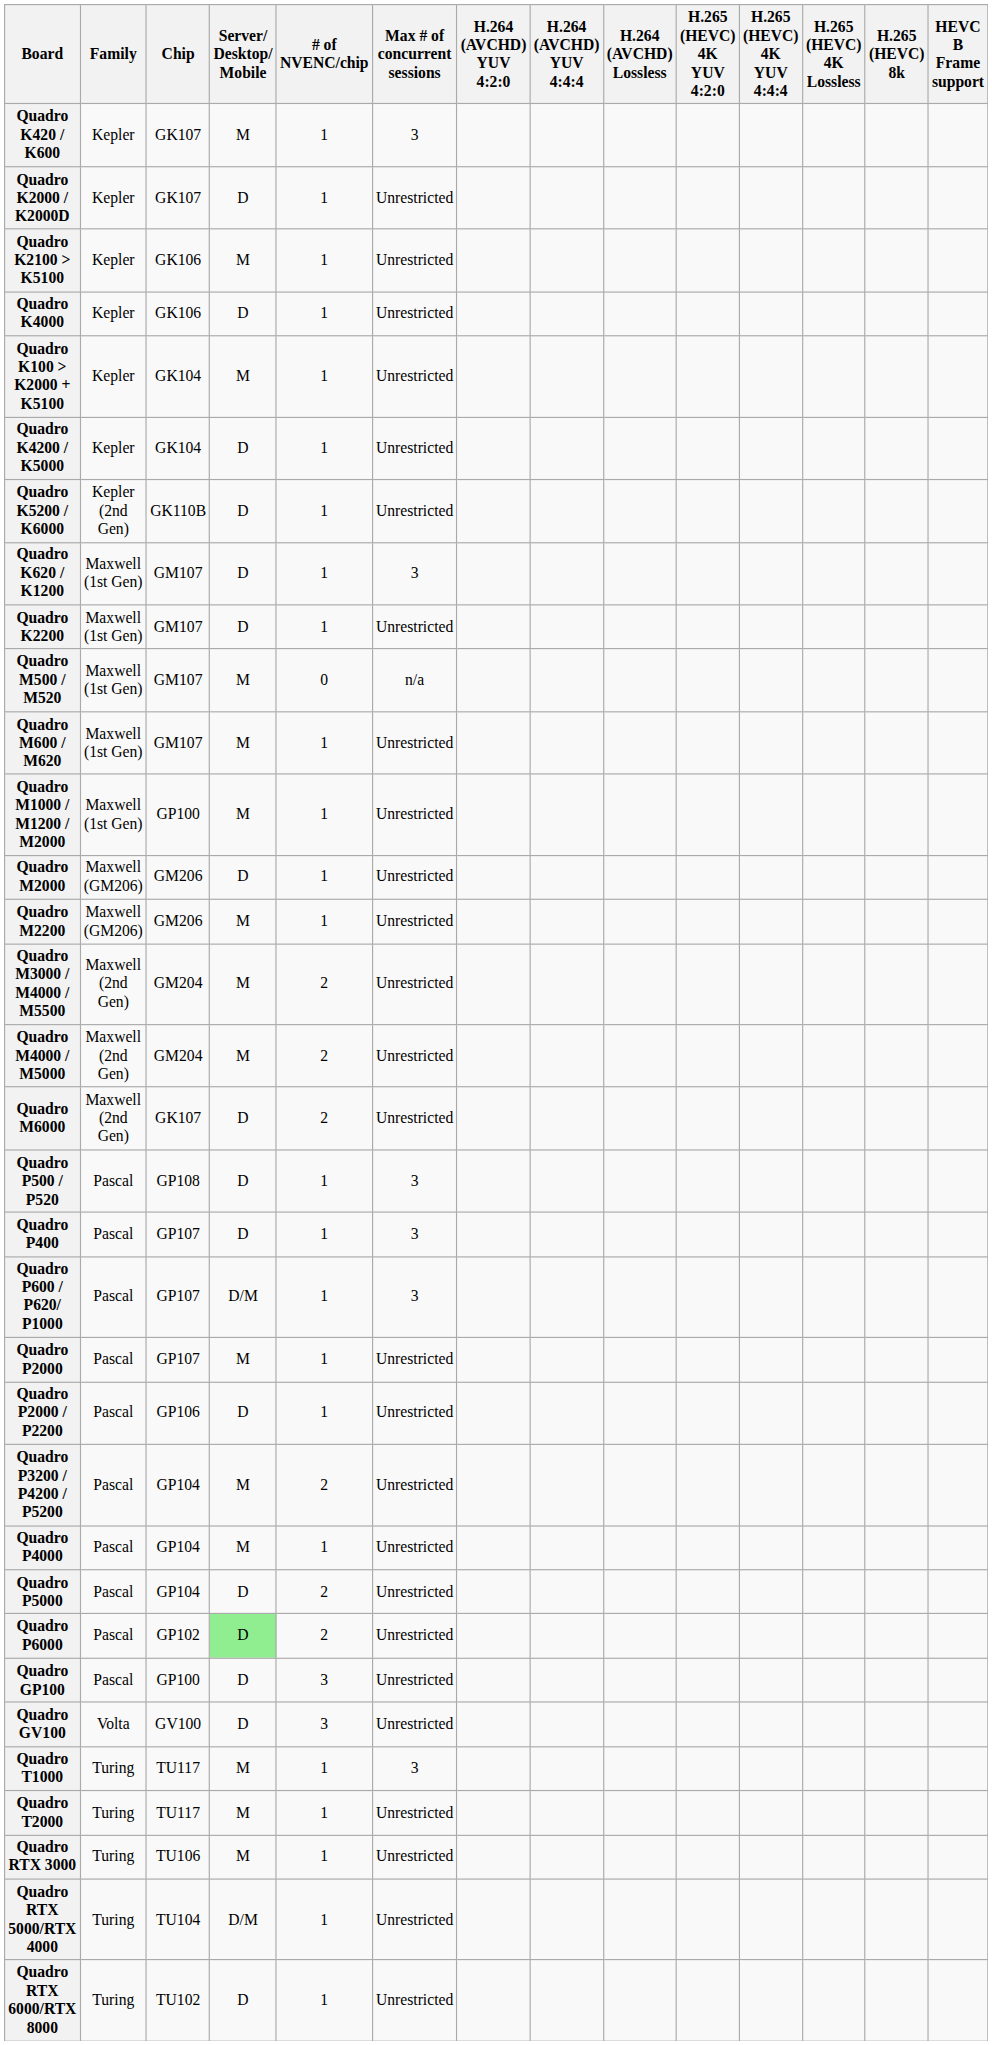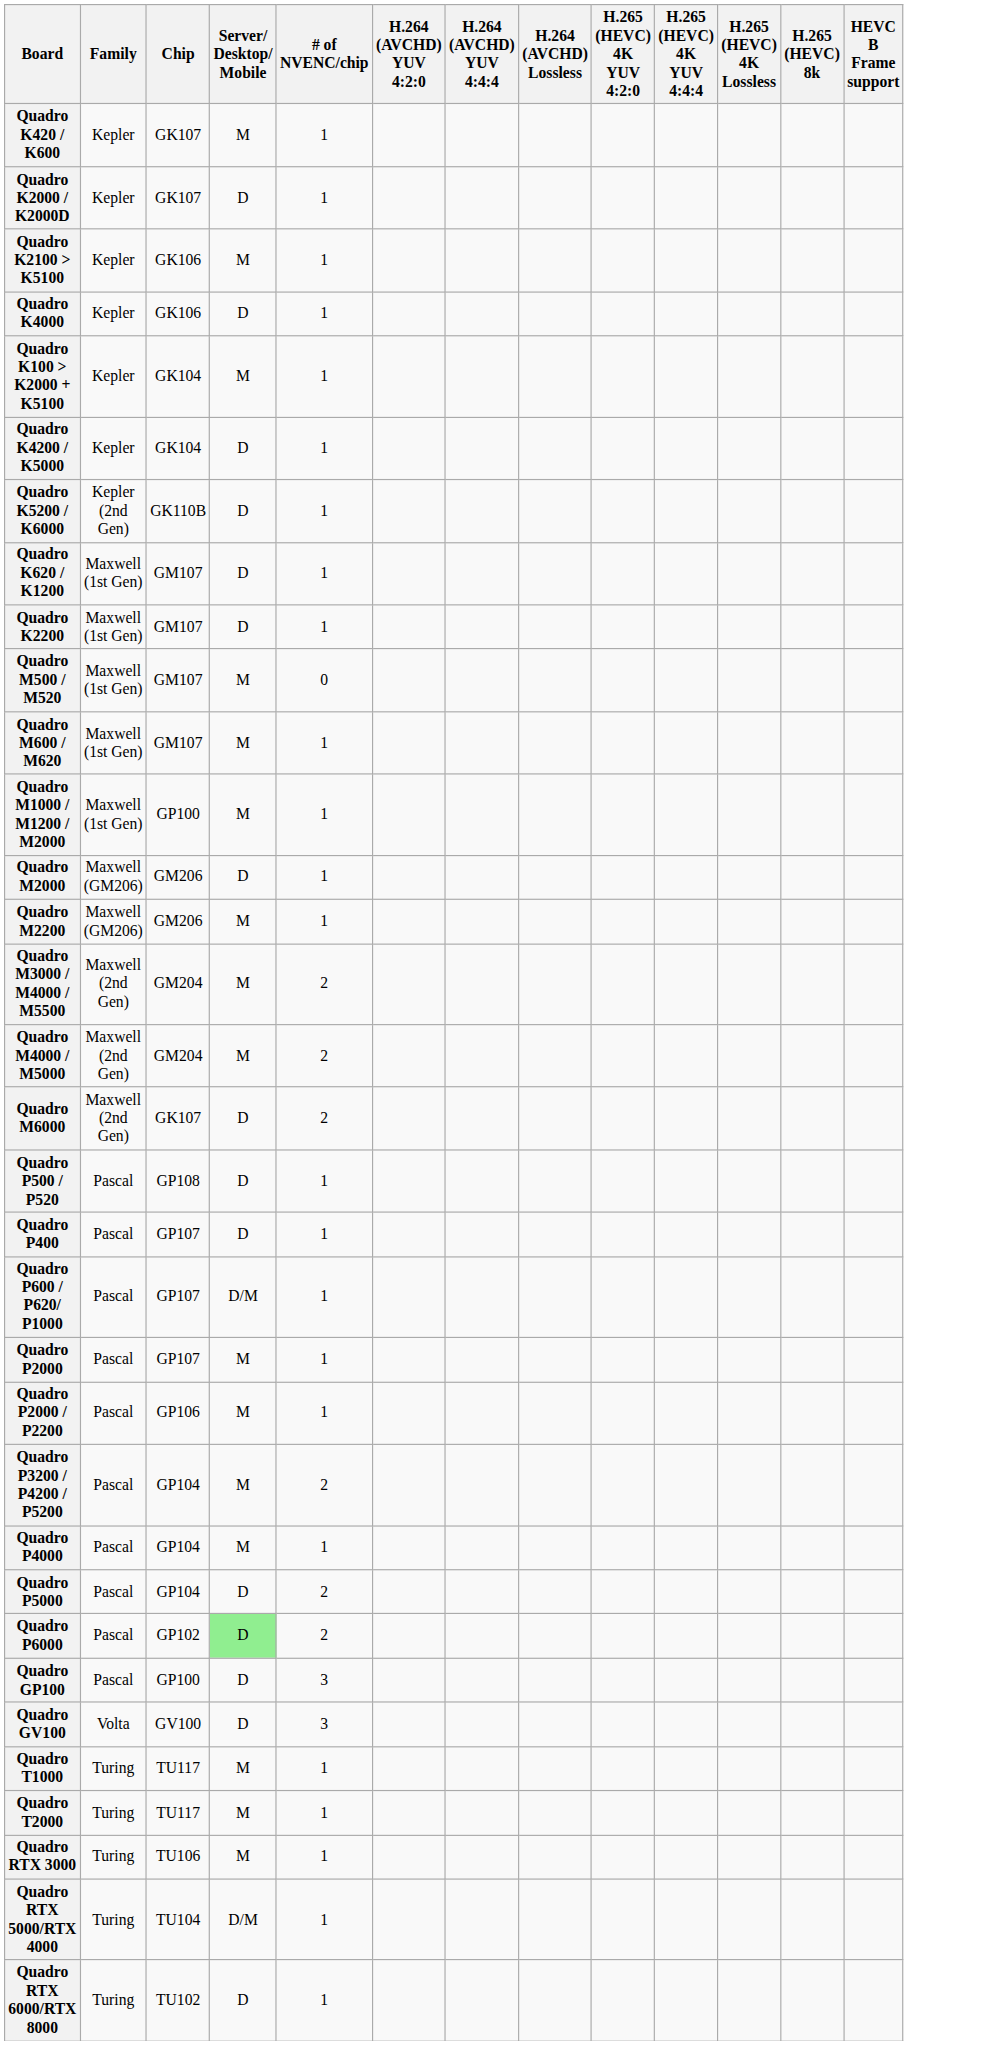- column: (415, 53)
(243, 1412) D -> (243, 1412) M
